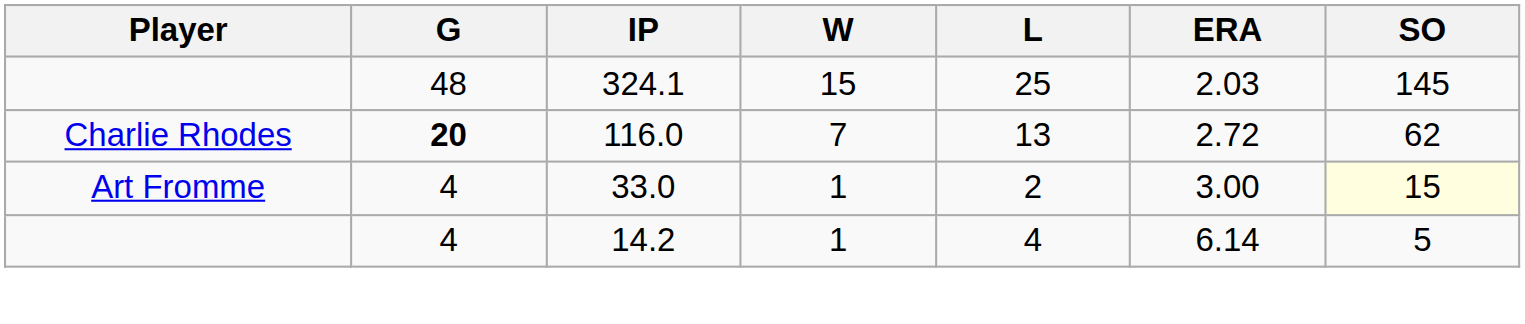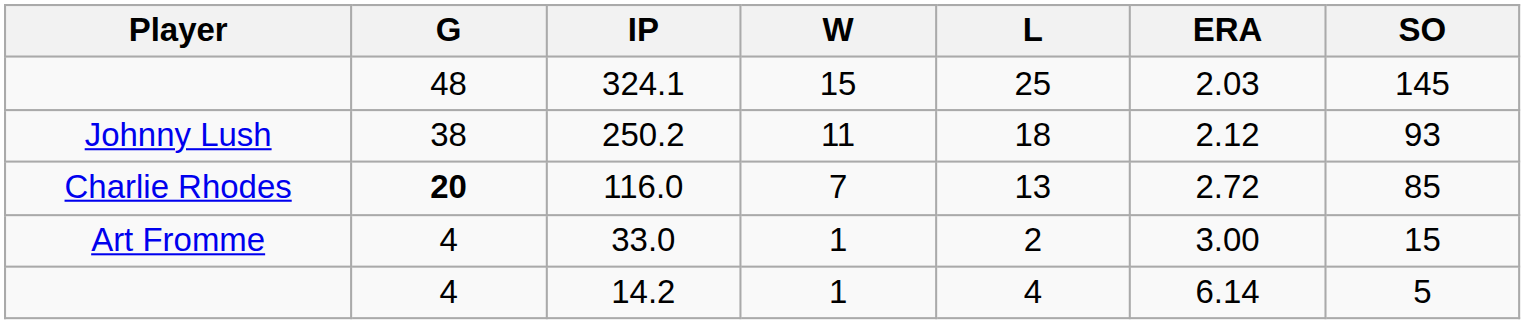+ row: (643, 135)
(1422, 135) 62 -> (1422, 187) 85
(1422, 187) lightyellow background -> (1422, 239) no background
